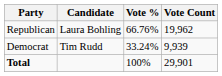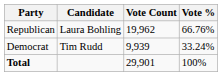columns swapped: (190, 12) <-> (143, 12)
